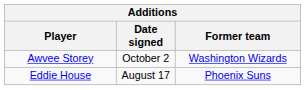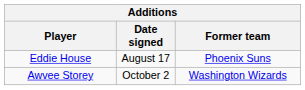rows swapped: (60, 76) <-> (60, 59)
